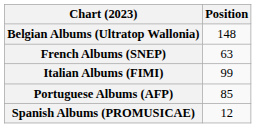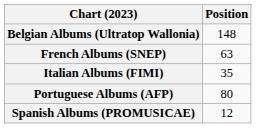(227, 73) 99 -> (227, 73) 35
(227, 93) 85 -> (227, 93) 80
